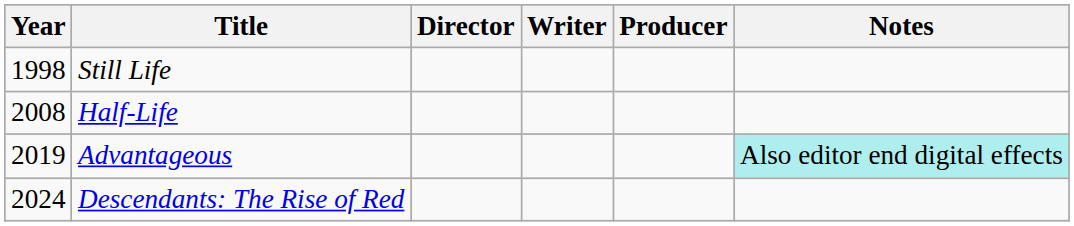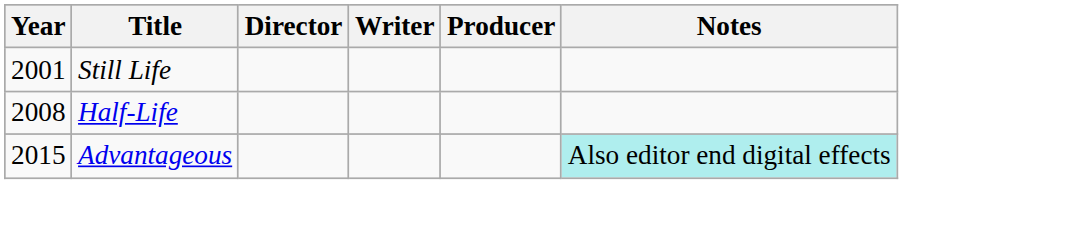(38, 69) 1998 -> (38, 69) 2001
(38, 155) 2019 -> (38, 155) 2015
- row: (241, 198)
